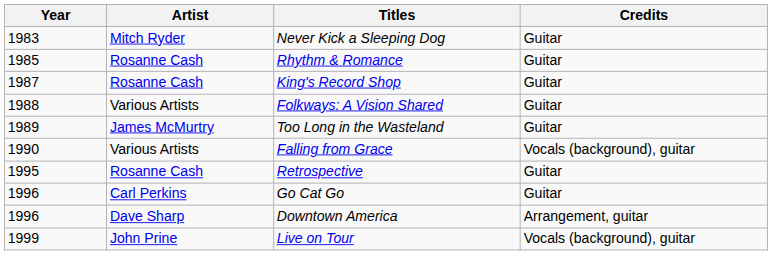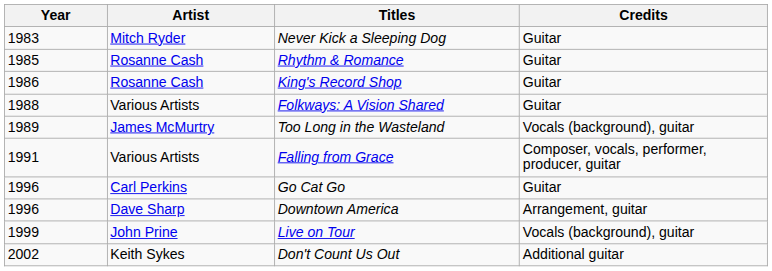(23, 82) 1987 -> (23, 82) 1986
(543, 127) Guitar -> (609, 127) Vocals (background), guitar
(23, 149) 1990 -> (23, 157) 1991
(609, 149) Vocals (background), guitar -> (615, 157) Composer, vocals, performer, producer, guitar
- row: (320, 171)
+ row: (339, 254)
